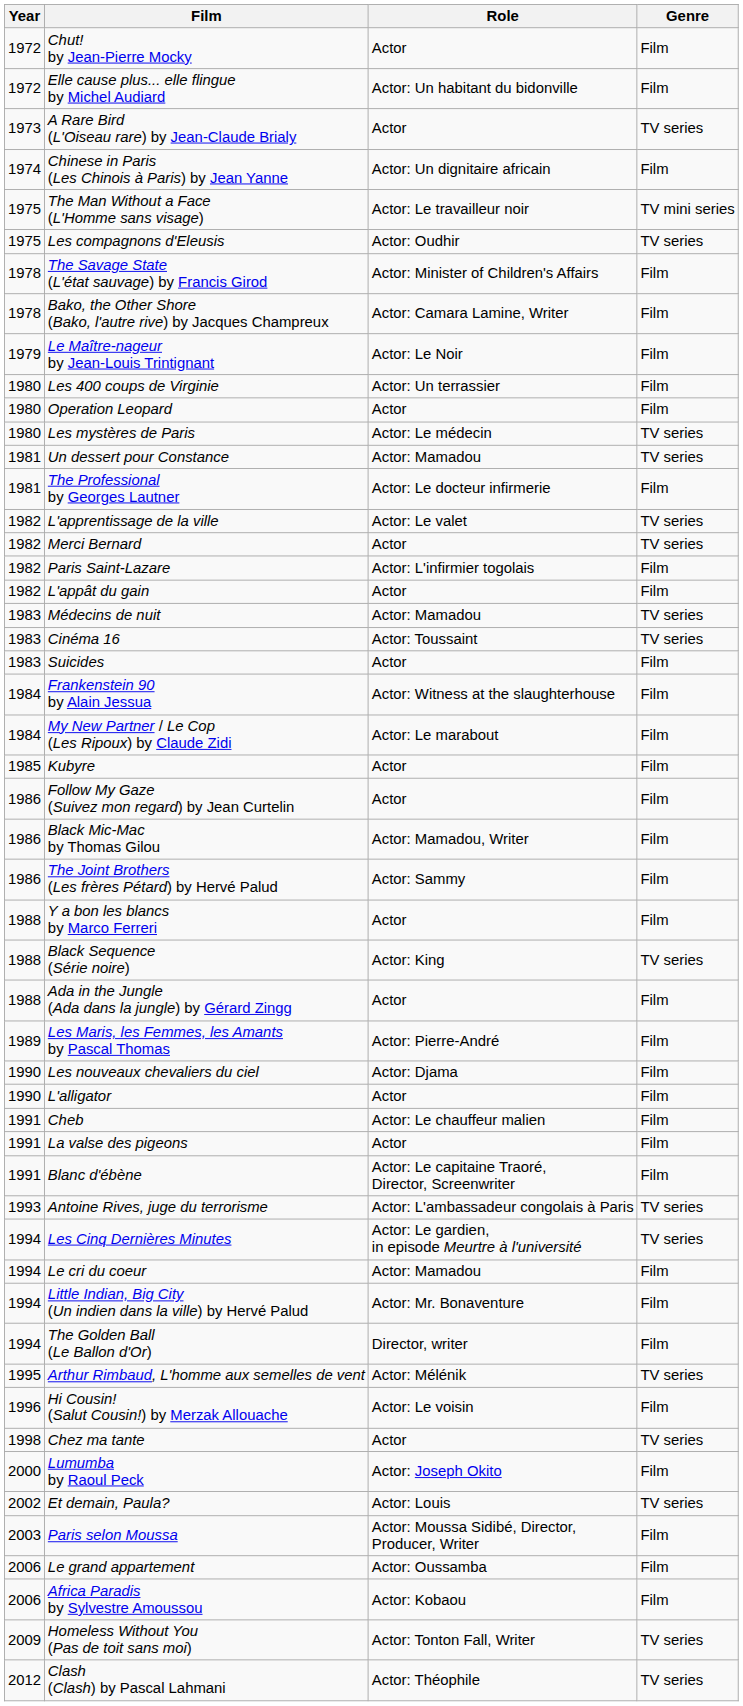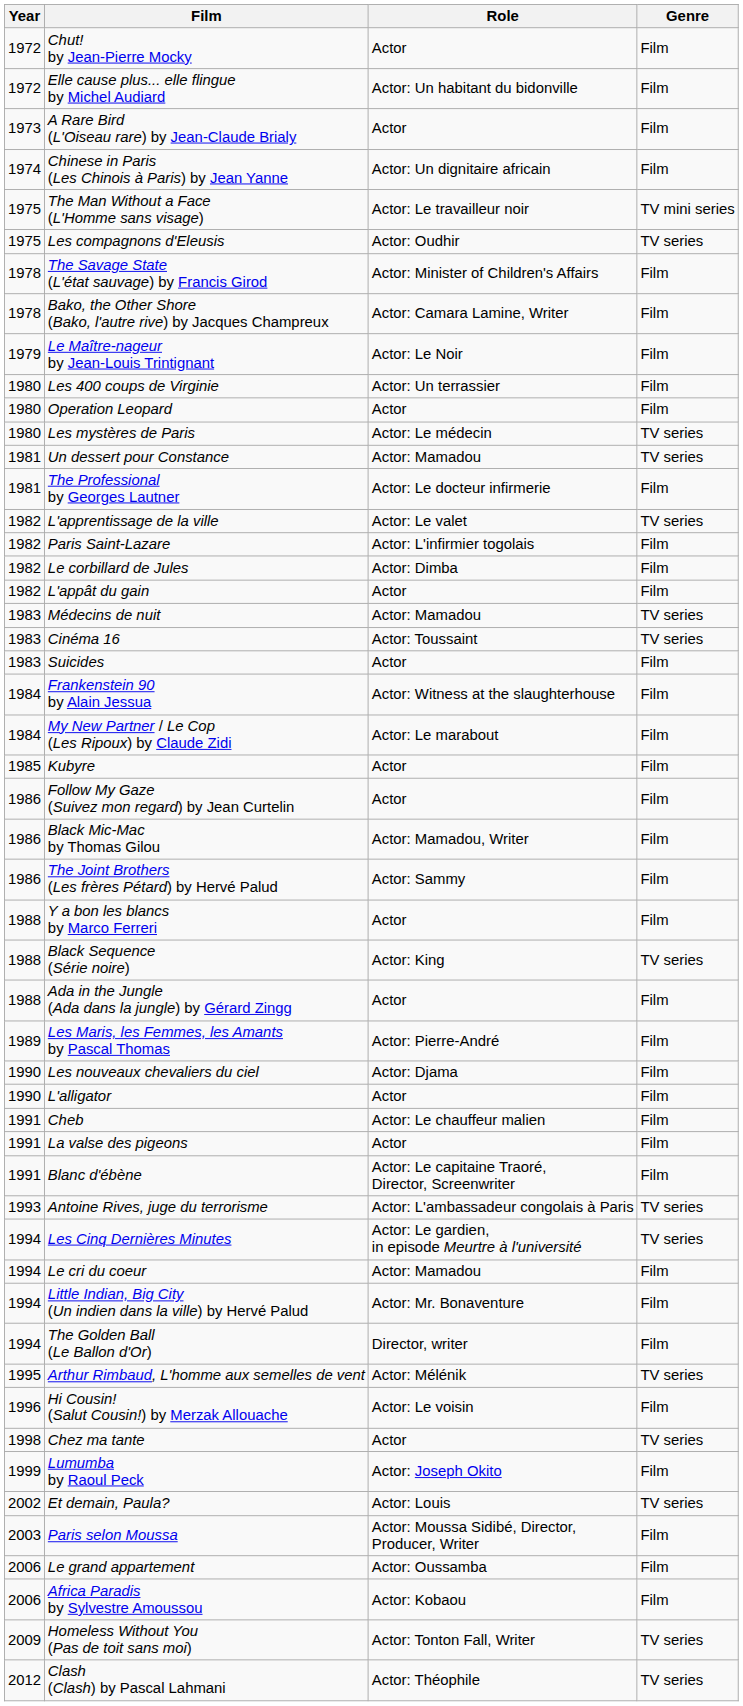(672, 128) TV series -> (654, 128) Film
- row: (95, 544)
+ row: (118, 568)
(24, 1471) 2000 -> (24, 1471) 1999
